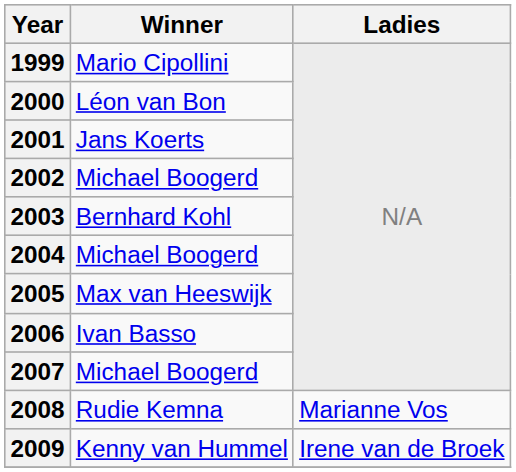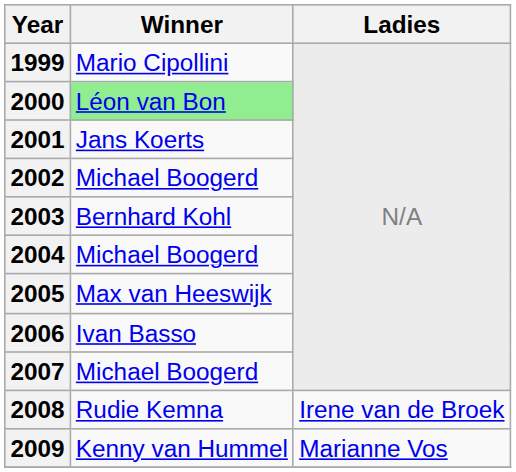(151, 101) no background -> (151, 101) lightgreen background
(373, 409) Marianne Vos -> (402, 409) Irene van de Broek
(402, 448) Irene van de Broek -> (373, 448) Marianne Vos
